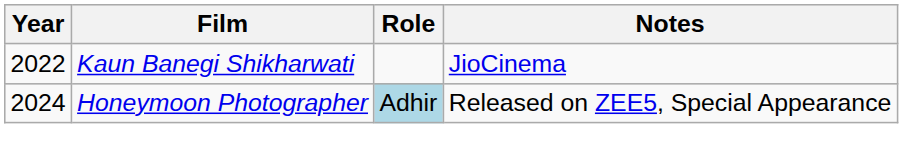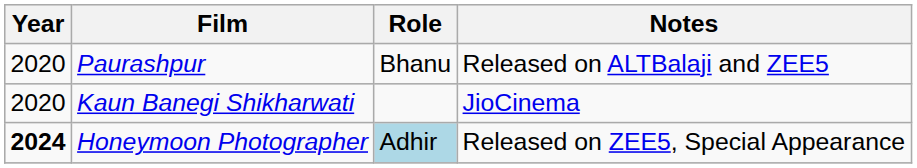+ row: (141, 63)
(38, 63) 2022 -> (38, 102) 2020
(38, 102) normal -> (38, 142) bold
